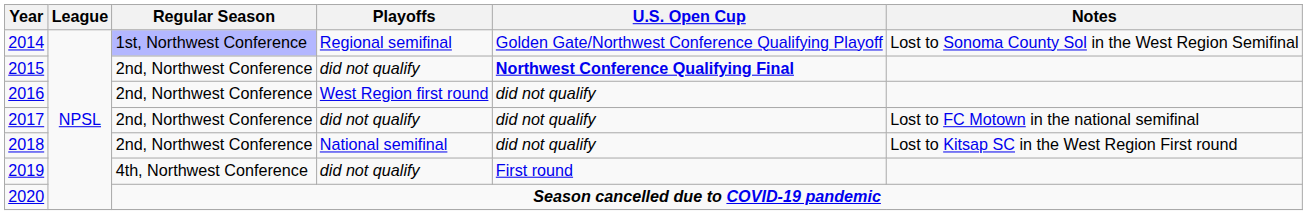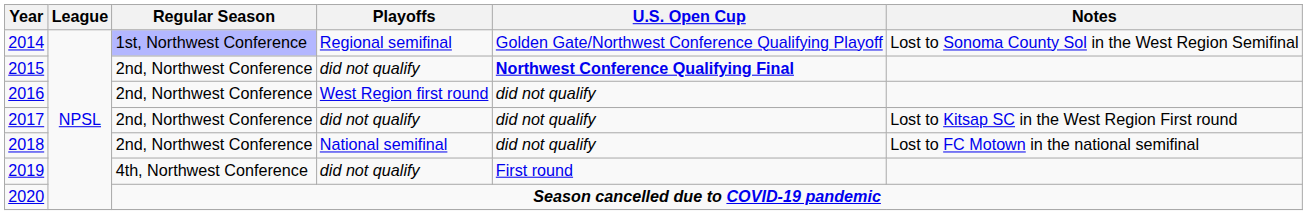(1045, 119) Lost to FC Motown in the national semifinal -> (1064, 119) Lost to Kitsap SC in the West Region First round
(1064, 145) Lost to Kitsap SC in the West Region First round -> (1045, 145) Lost to FC Motown in the national semifinal
